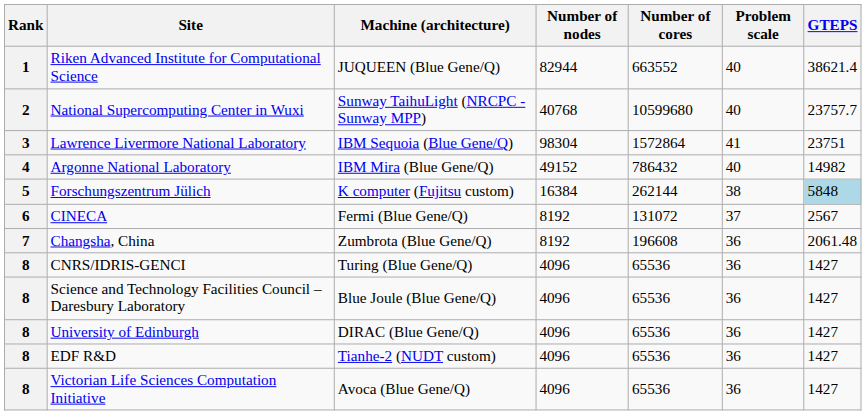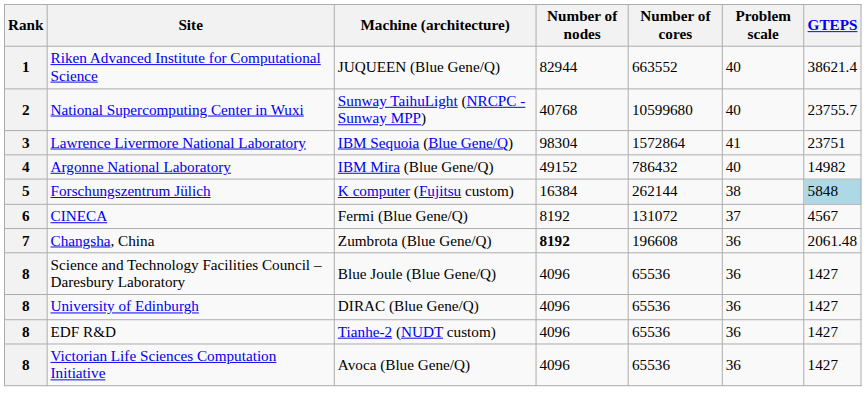(832, 109) 23757.7 -> (832, 109) 23755.7
(823, 215) 2567 -> (823, 215) 4567
(555, 240) normal -> (555, 240) bold
- row: (118, 264)
